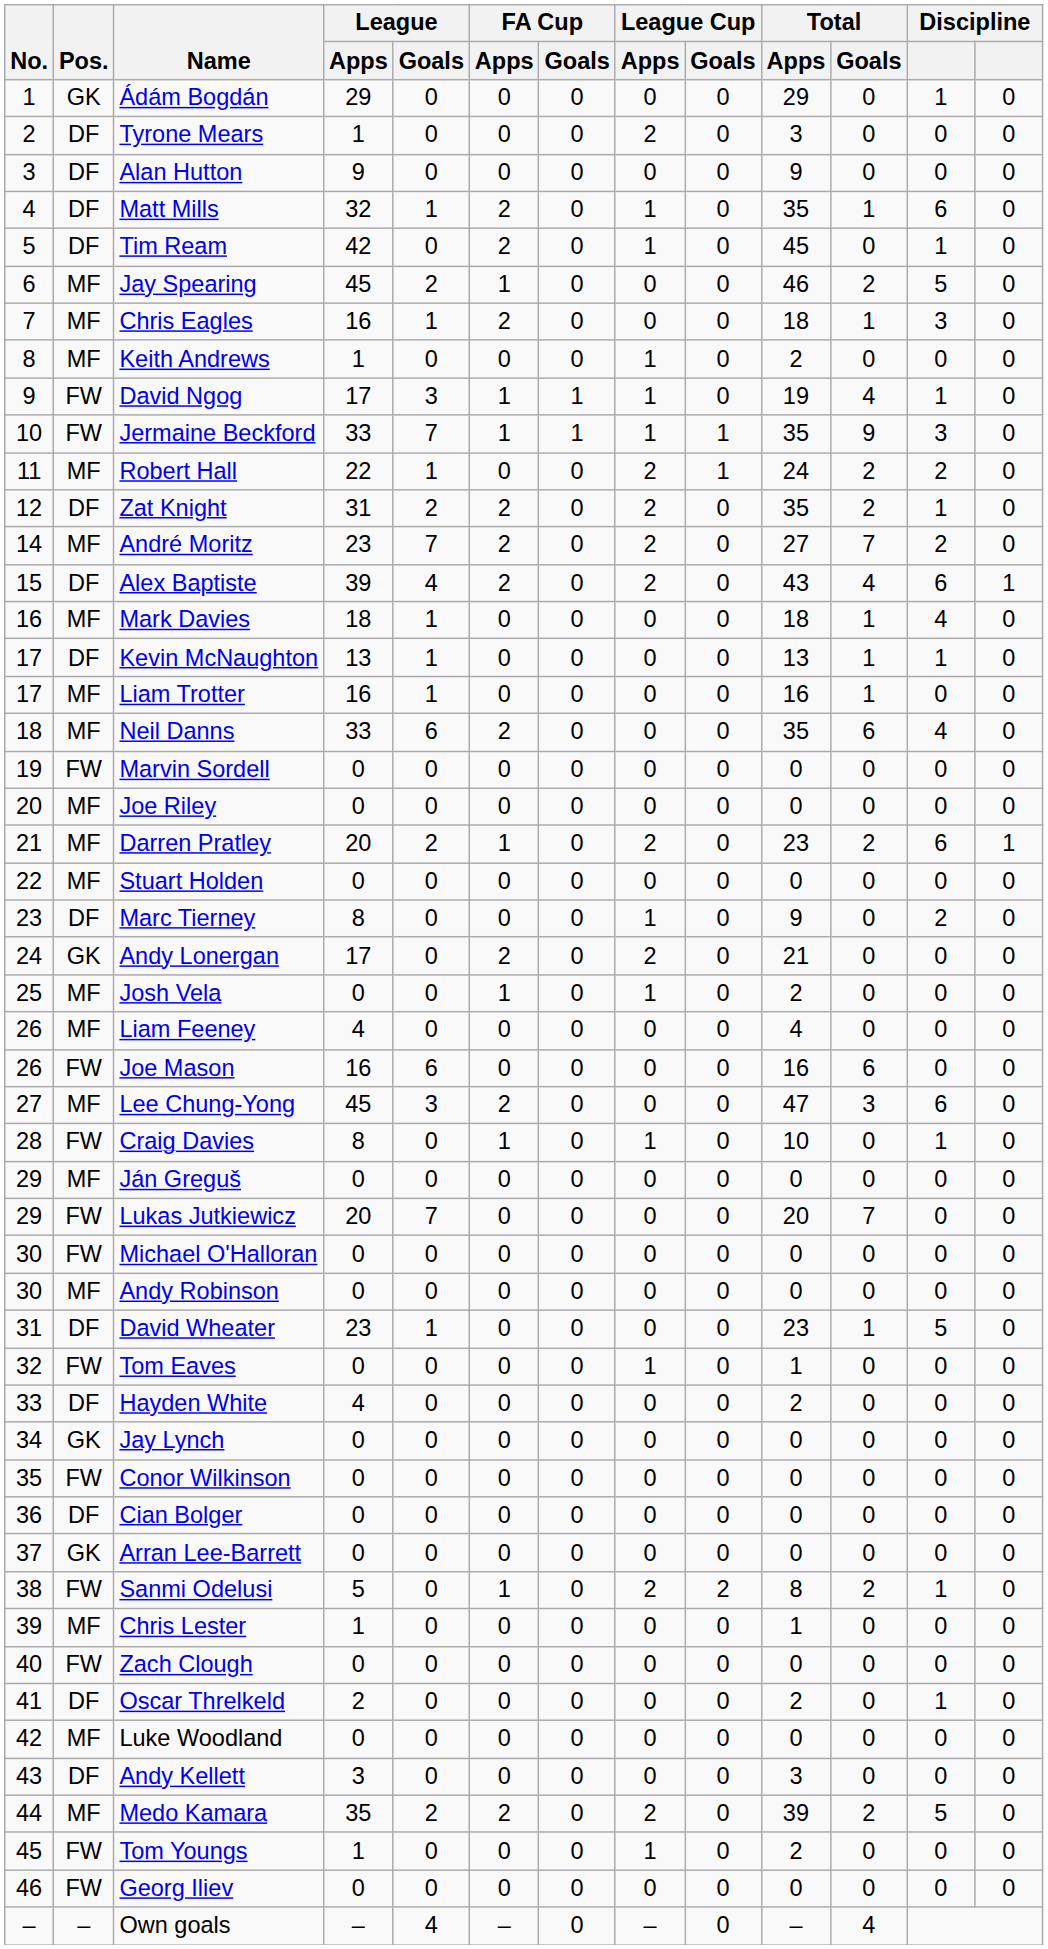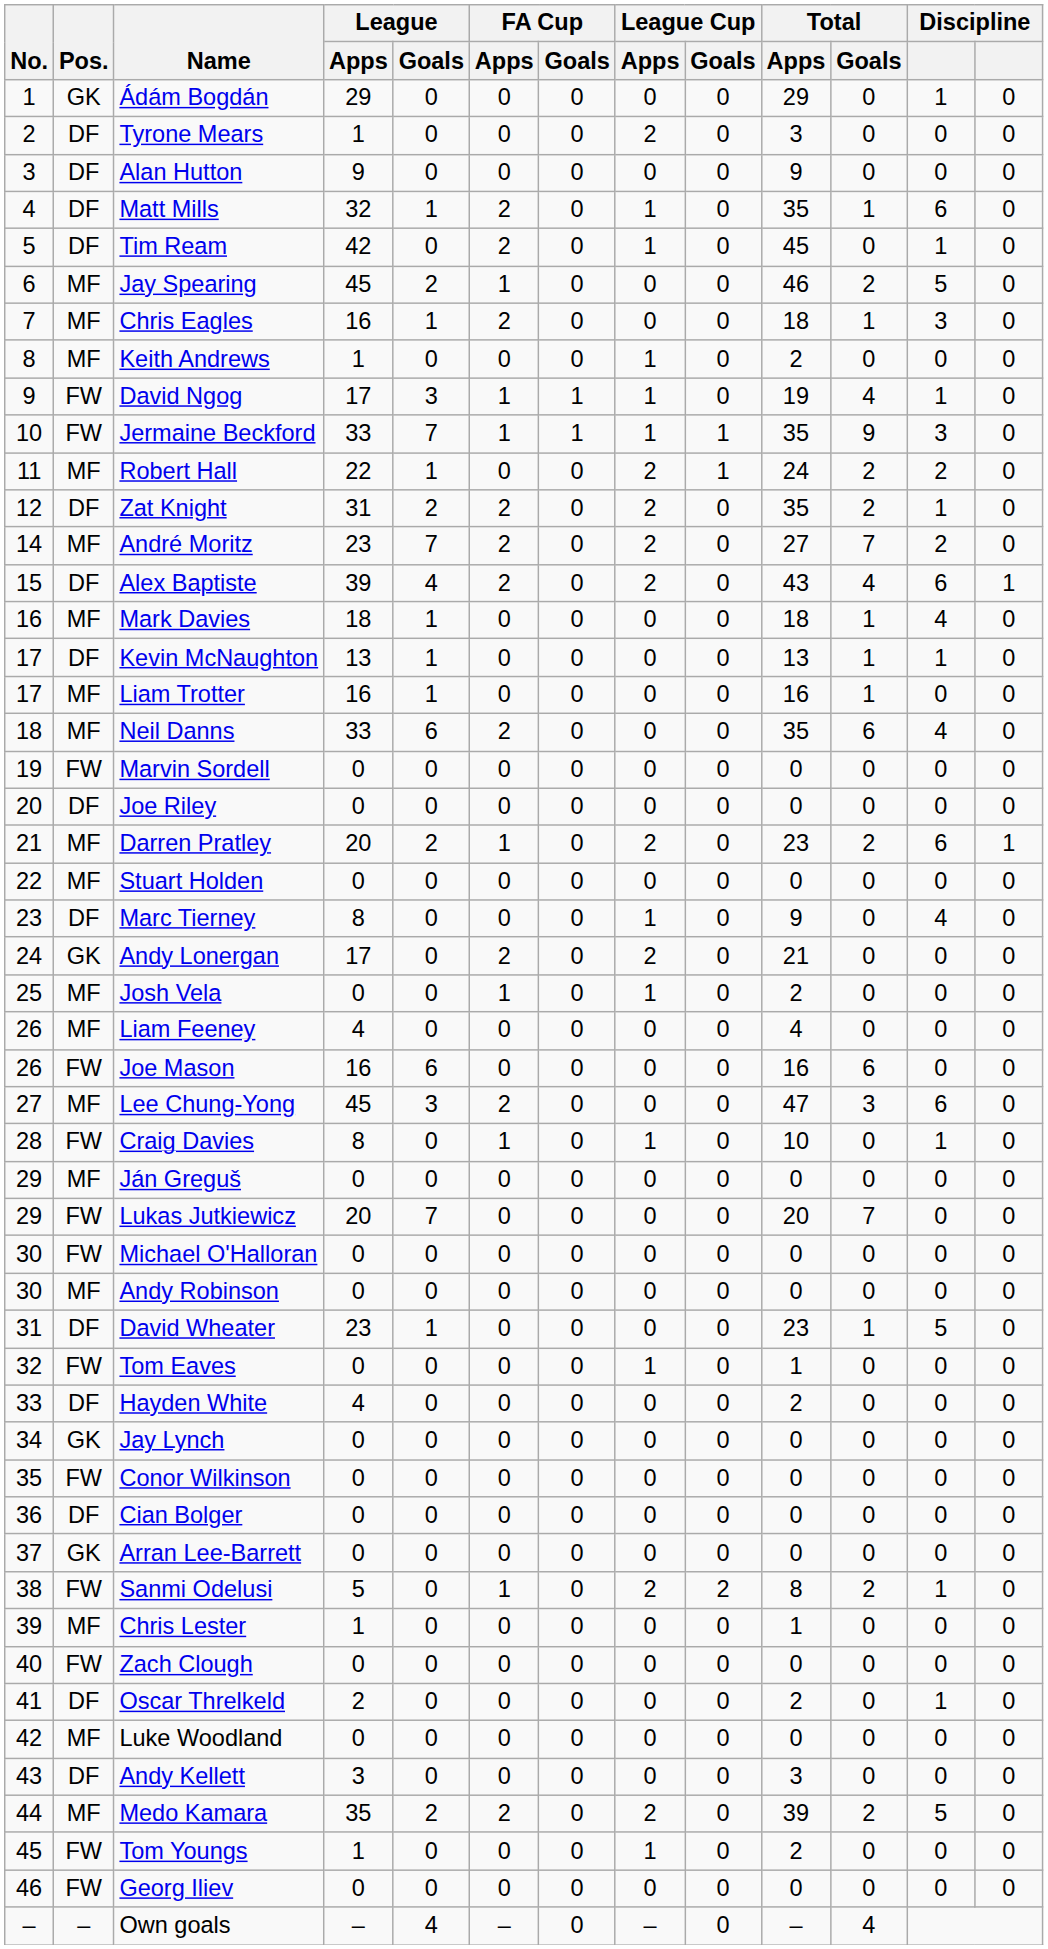(84, 806) MF -> (84, 806) DF
(941, 918) 2 -> (941, 918) 4
